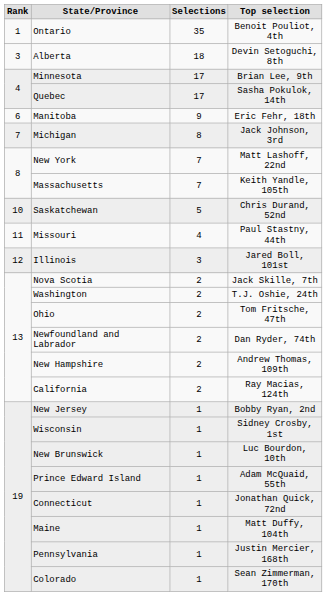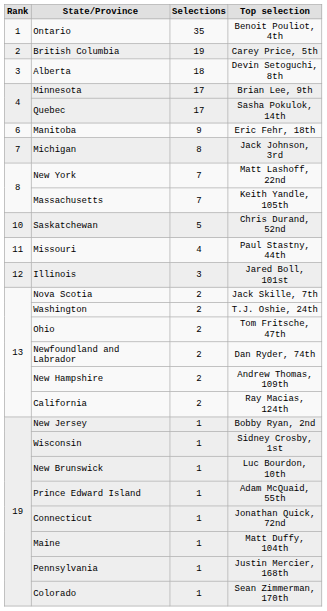+ row: (76, 51)
